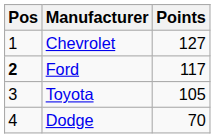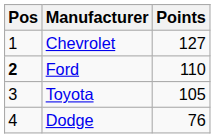(193, 69) 117 -> (193, 69) 110
(197, 121) 70 -> (197, 121) 76
